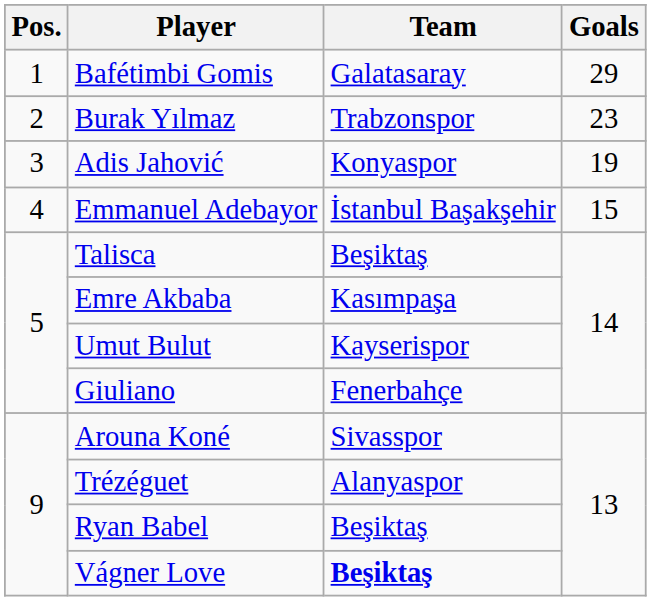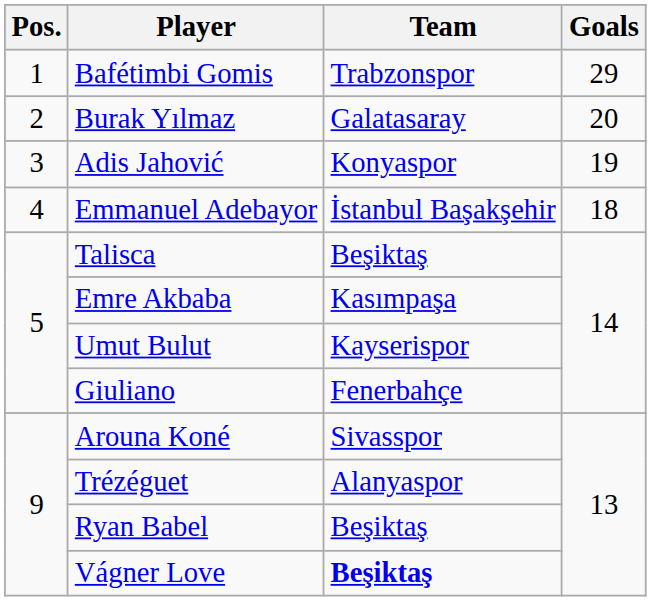(398, 72) Galatasaray -> (402, 72) Trabzonspor
(402, 118) Trabzonspor -> (398, 118) Galatasaray
(604, 118) 23 -> (604, 118) 20
(604, 208) 15 -> (604, 208) 18
